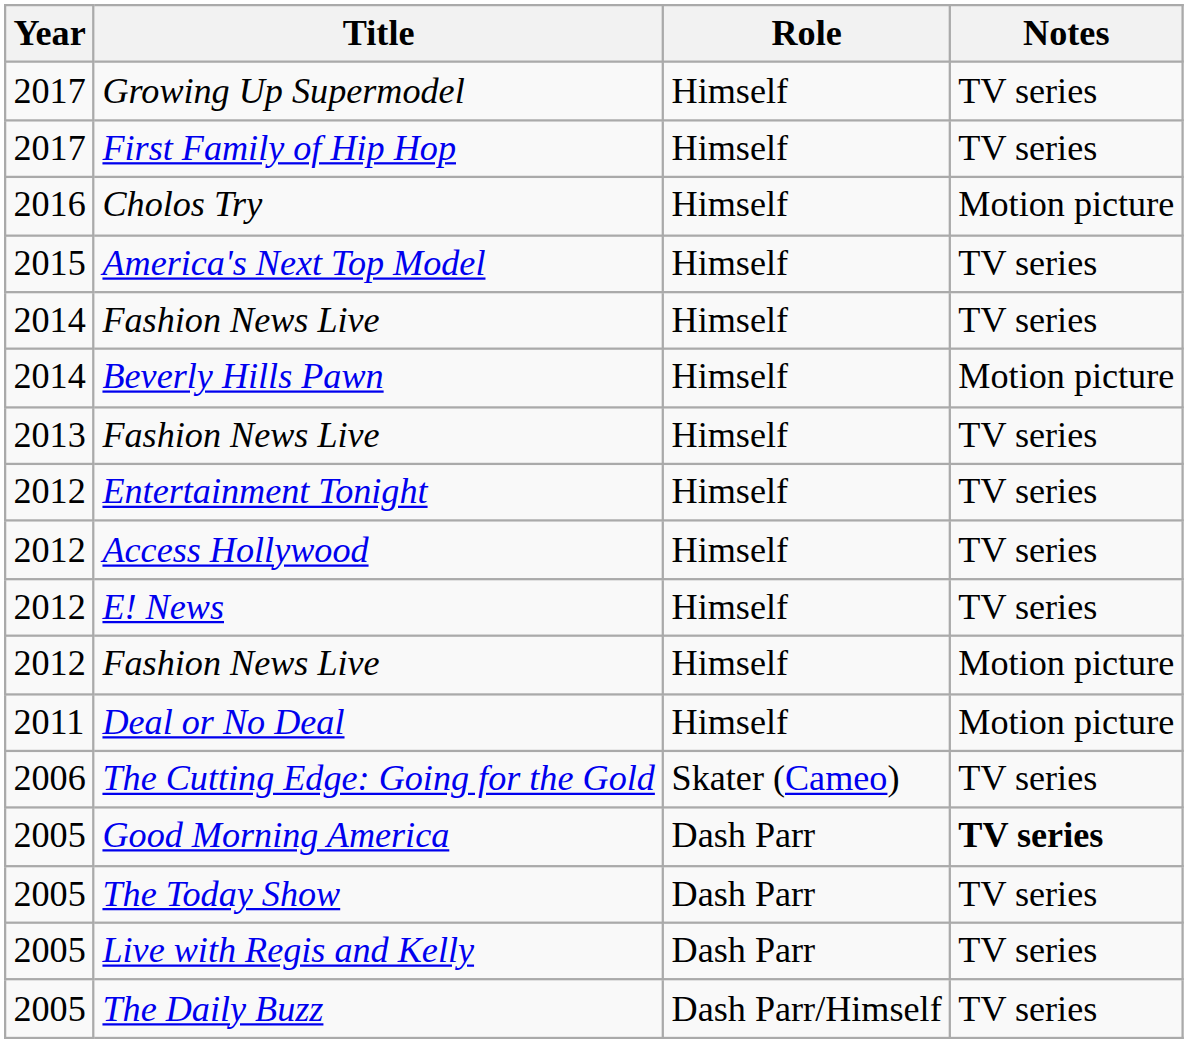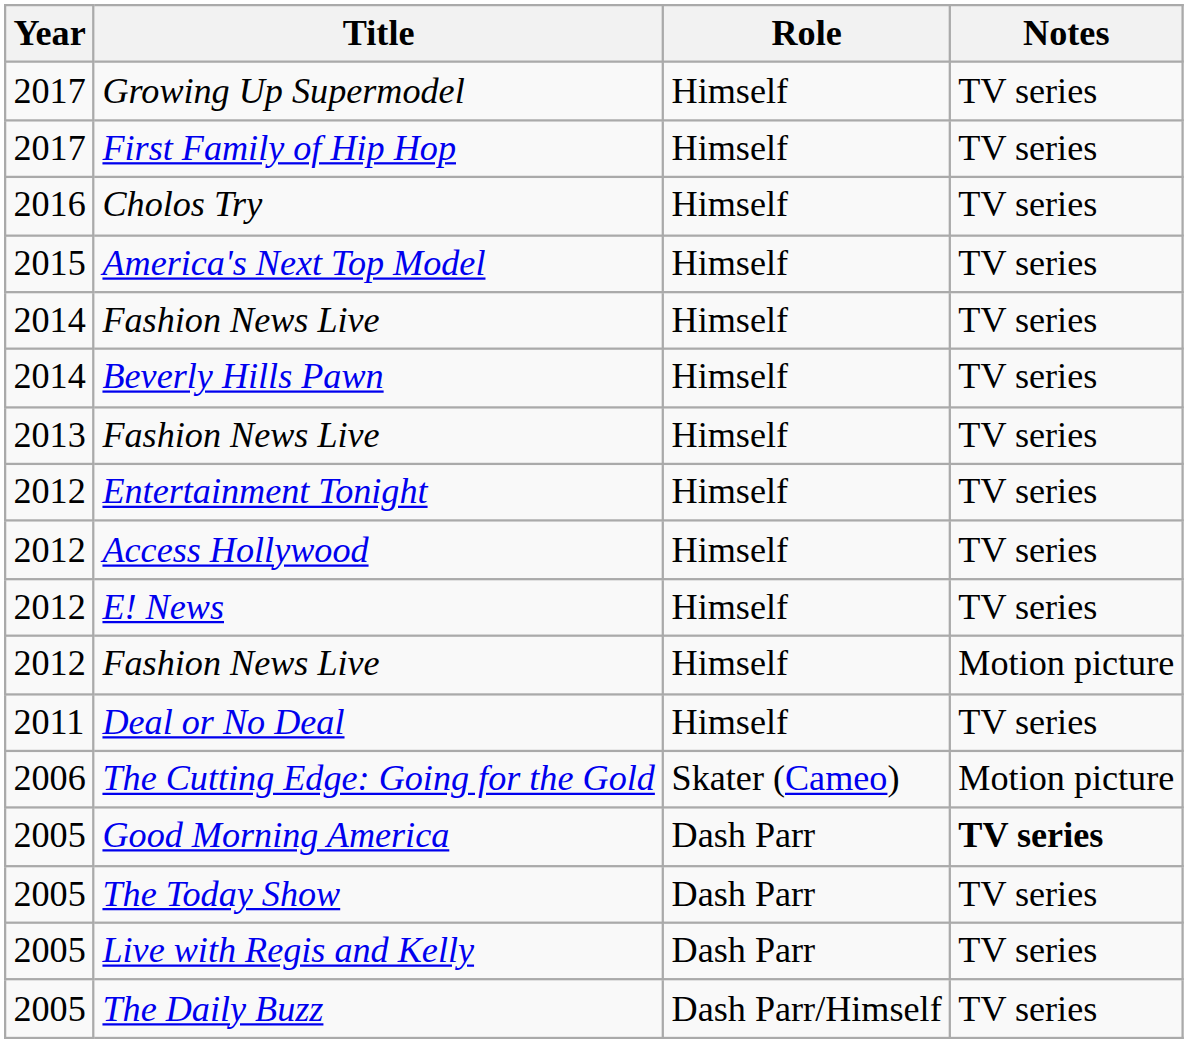(1066, 205) Motion picture -> (1028, 205) TV series
(1066, 377) Motion picture -> (1028, 377) TV series
(1066, 721) Motion picture -> (1028, 721) TV series
(1028, 778) TV series -> (1066, 778) Motion picture
